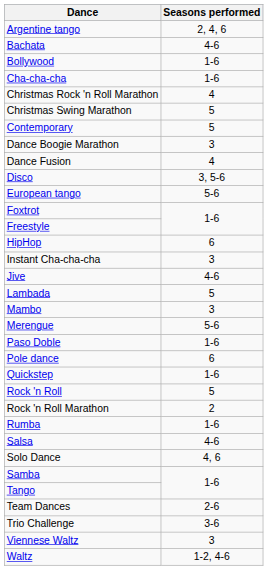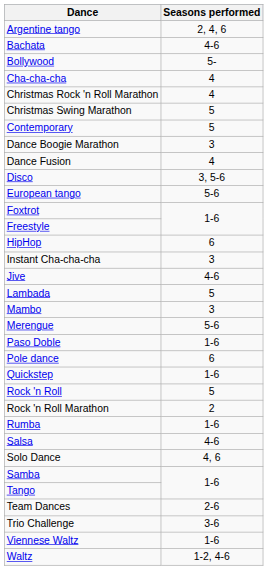(212, 62) 1-6 -> (212, 62) 5-
(212, 78) 1-6 -> (212, 78) 4
(212, 540) 3 -> (212, 540) 1-6
